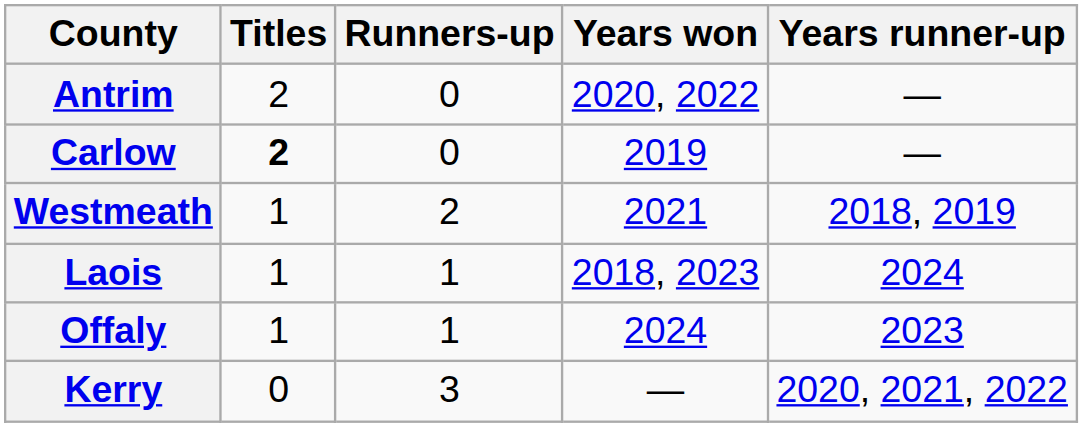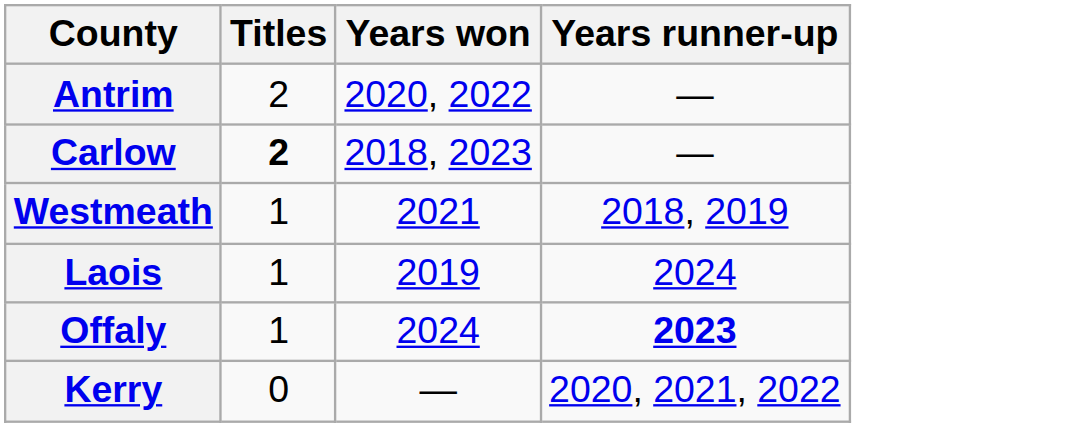- column: (450, 34)
(665, 152) 2019 -> (438, 152) 2018, 2023
(666, 271) 2018, 2023 -> (438, 271) 2019
(922, 331) normal -> (695, 331) bold
